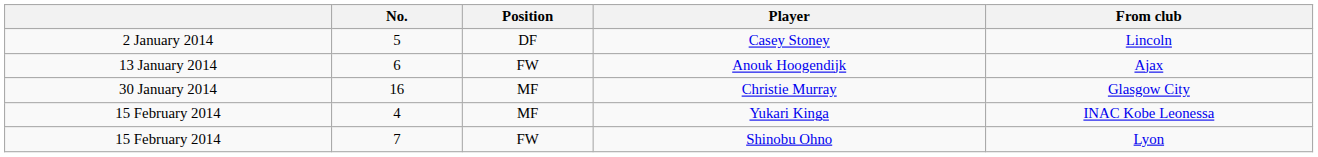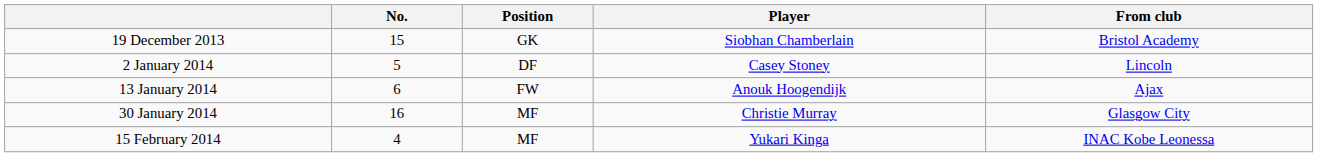+ row: (789, 40)
- row: (789, 138)
